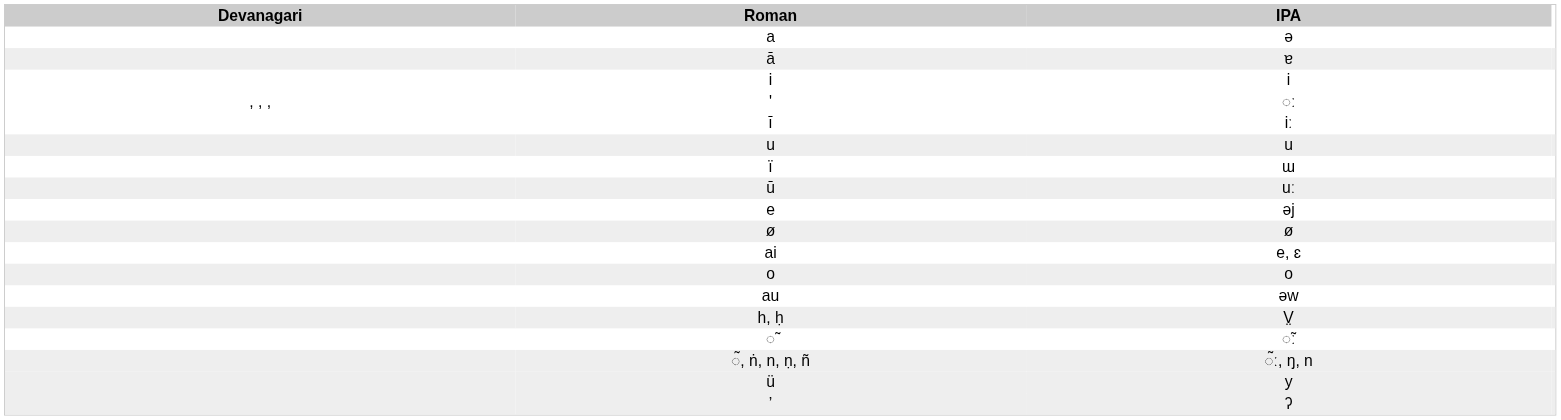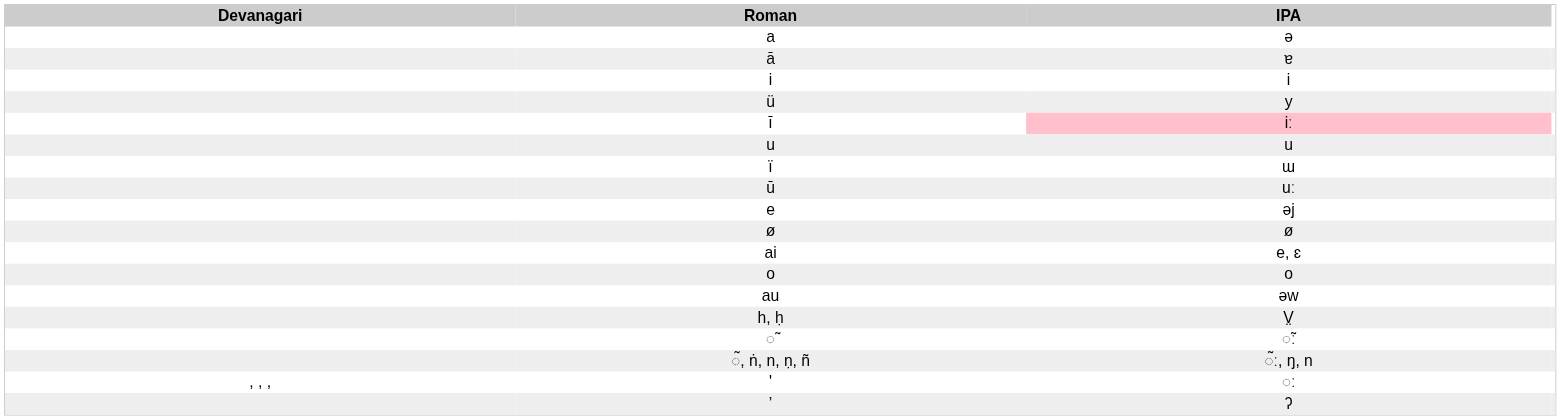rows swapped: (771, 382) <-> (771, 102)
(1289, 123) no background -> (1289, 123) pink background
